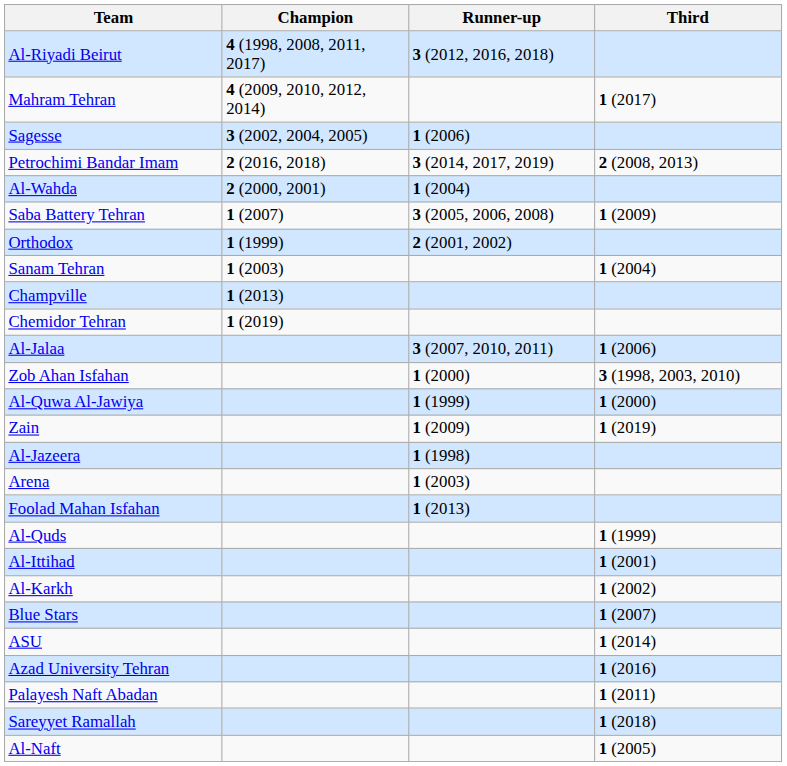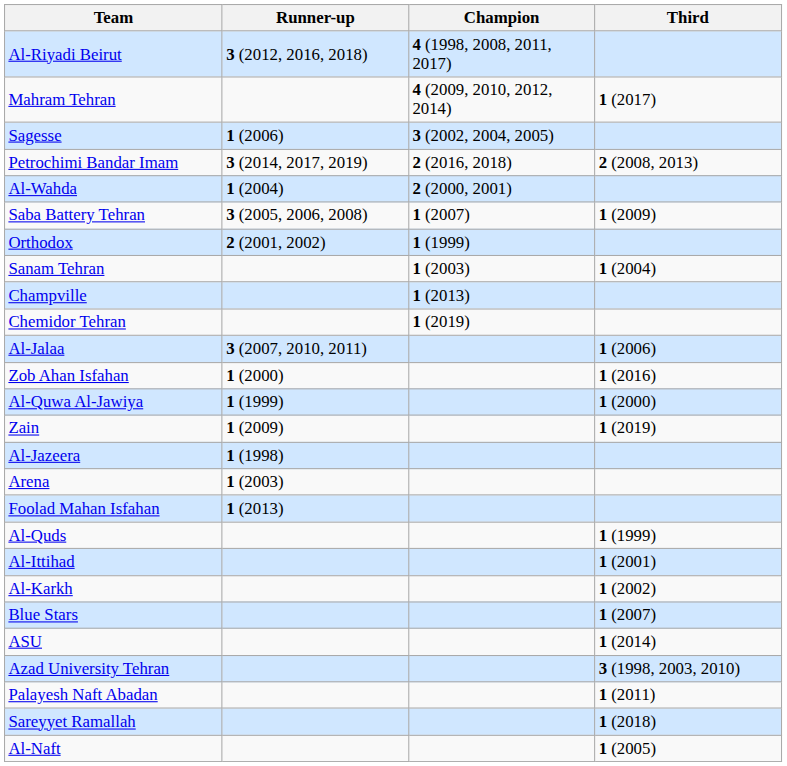columns swapped: (315, 17) <-> (502, 17)
(669, 375) 3 (1998, 2003, 2010) -> (627, 375) 1 (2016)
(627, 668) 1 (2016) -> (669, 668) 3 (1998, 2003, 2010)
